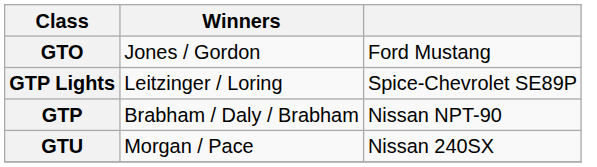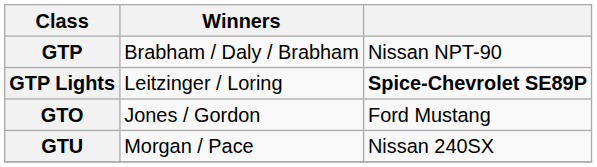rows swapped: (62, 115) <-> (62, 52)
(472, 84) normal -> (477, 84) bold
